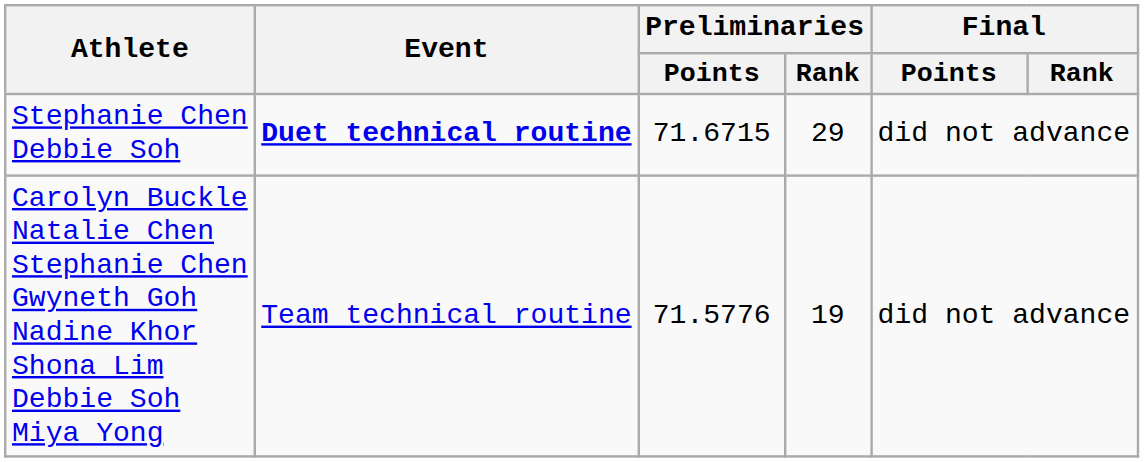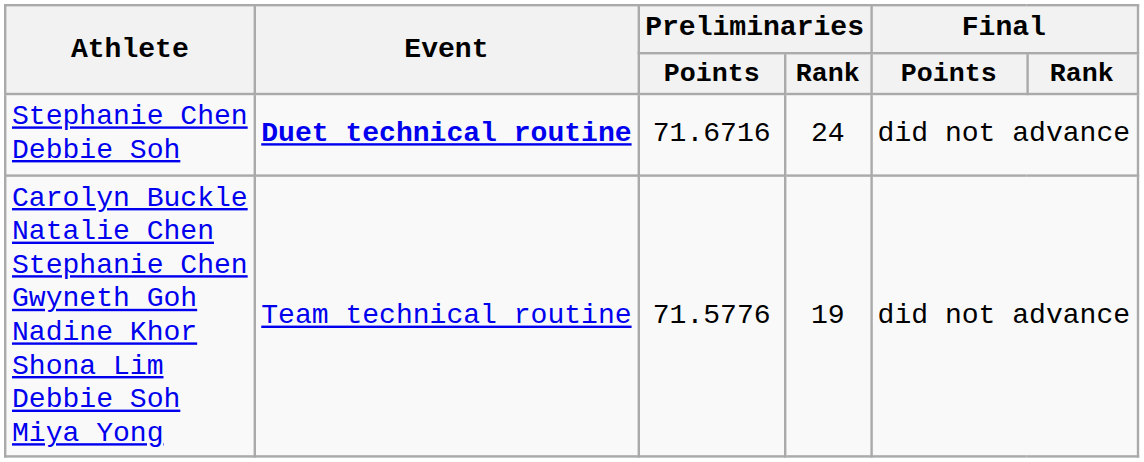(712, 134) 71.6715 -> (712, 134) 71.6716
(828, 134) 29 -> (828, 134) 24
